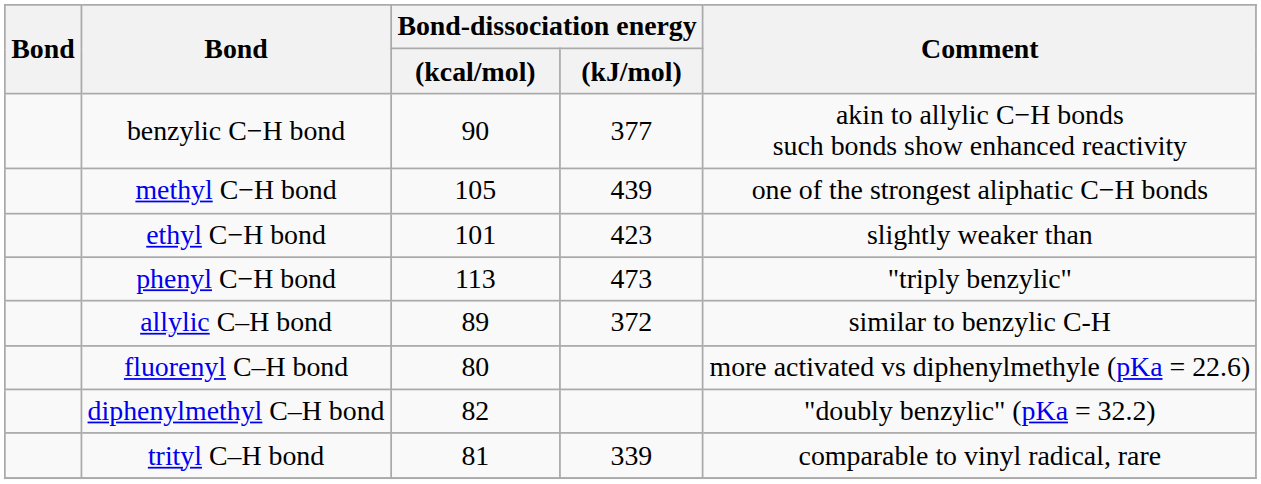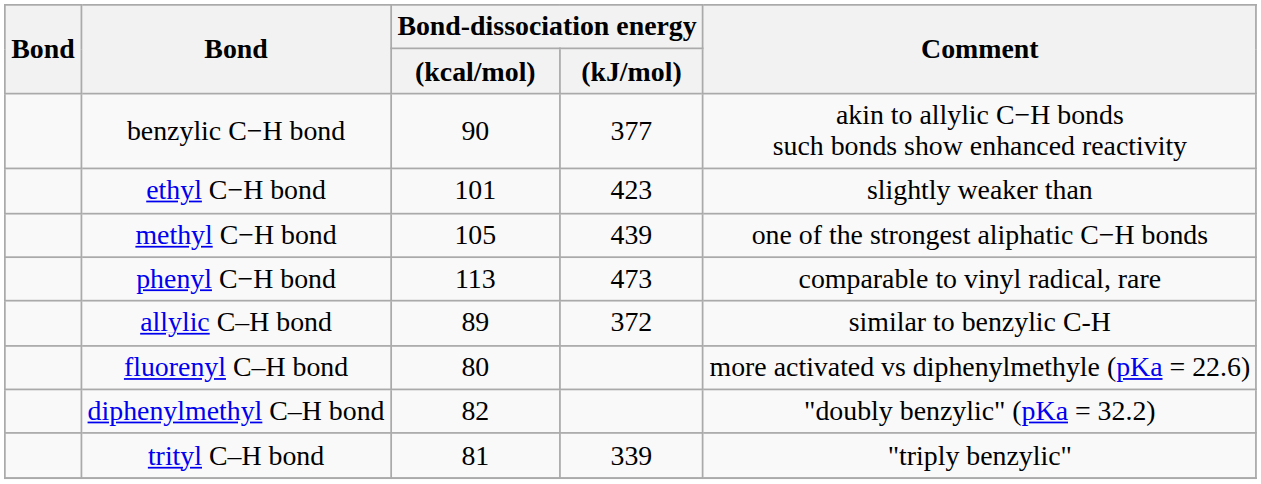rows swapped: (236, 190) <-> (236, 234)
(980, 278) "triply benzylic" -> (980, 278) comparable to vinyl radical, rare
(980, 455) comparable to vinyl radical, rare -> (980, 455) "triply benzylic"
